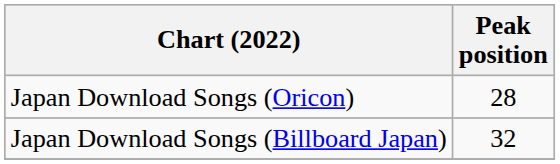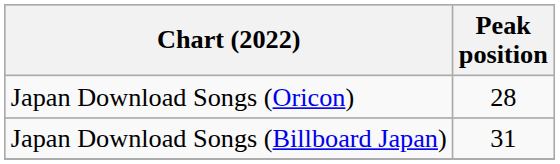(503, 138) 32 -> (503, 138) 31
